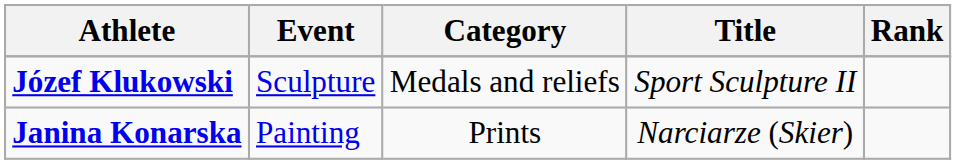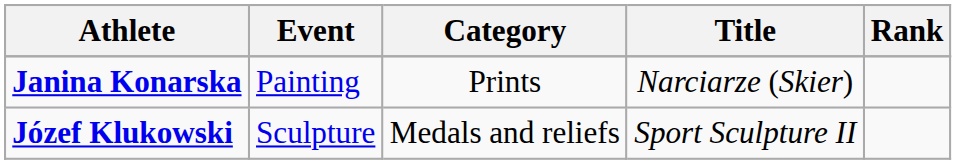rows swapped: (127, 133) <-> (123, 81)
